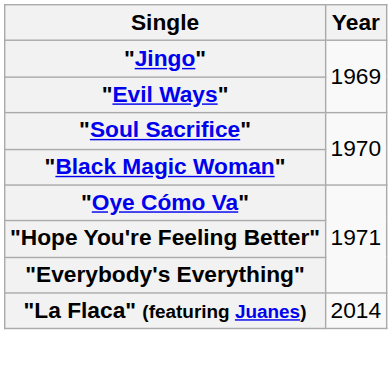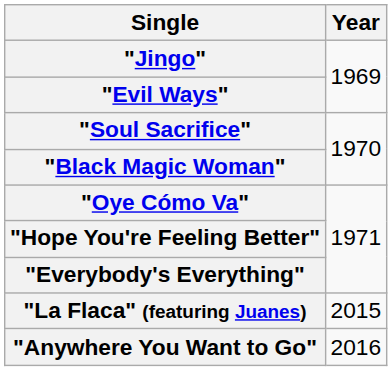(356, 310) 2014 -> (356, 310) 2015
+ row: (165, 346)
